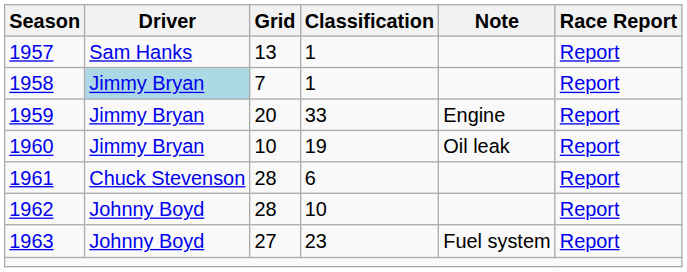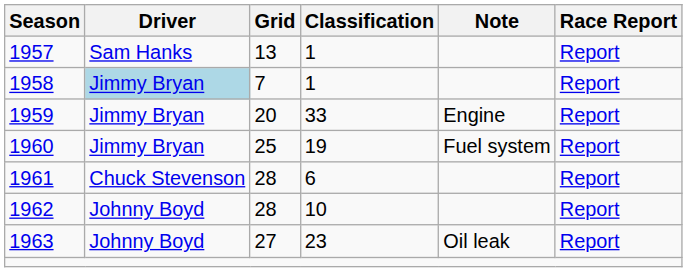(266, 147) 10 -> (266, 147) 25
(476, 147) Oil leak -> (497, 147) Fuel system
(497, 241) Fuel system -> (476, 241) Oil leak
